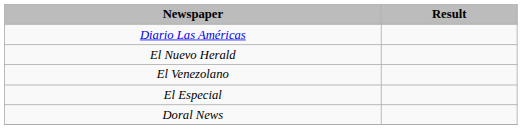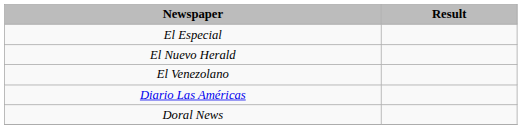rows swapped: (193, 94) <-> (193, 34)
